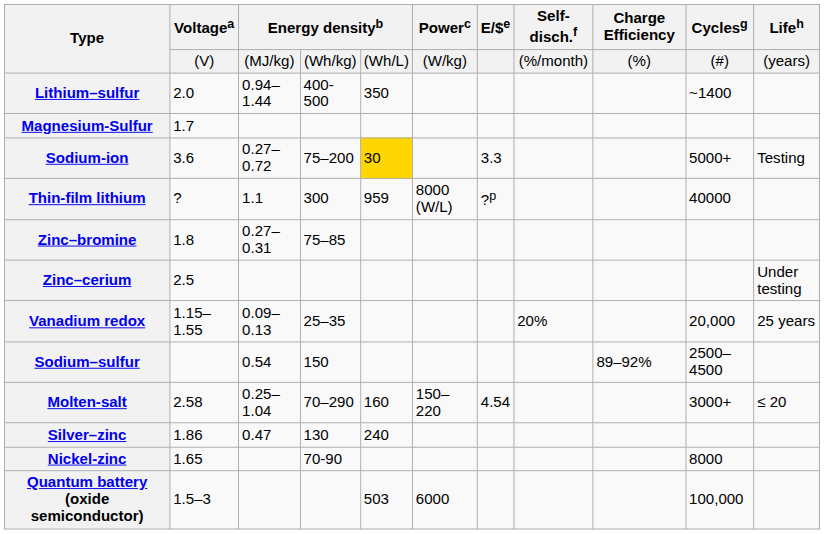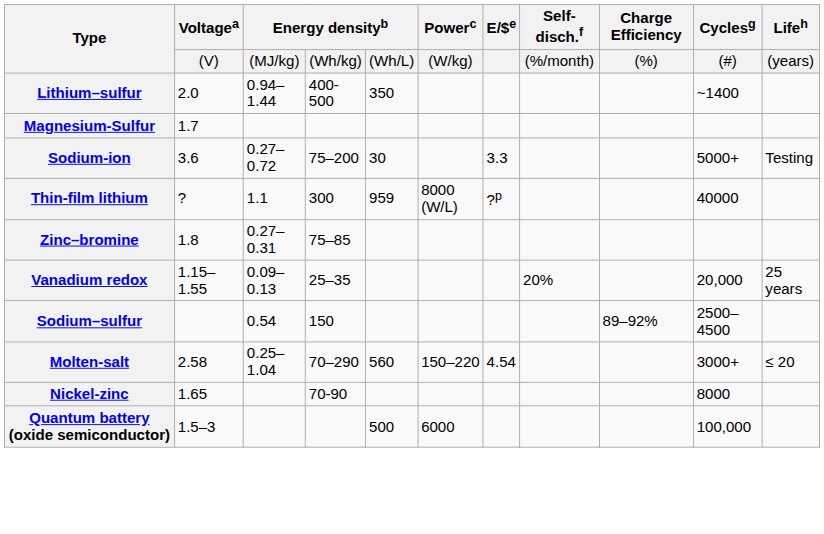(372, 158) gold background -> (377, 158) no background
- row: (87, 280)
(376, 402) 160 -> (382, 362) 560
- row: (87, 435)
(376, 499) 503 -> (382, 426) 500
